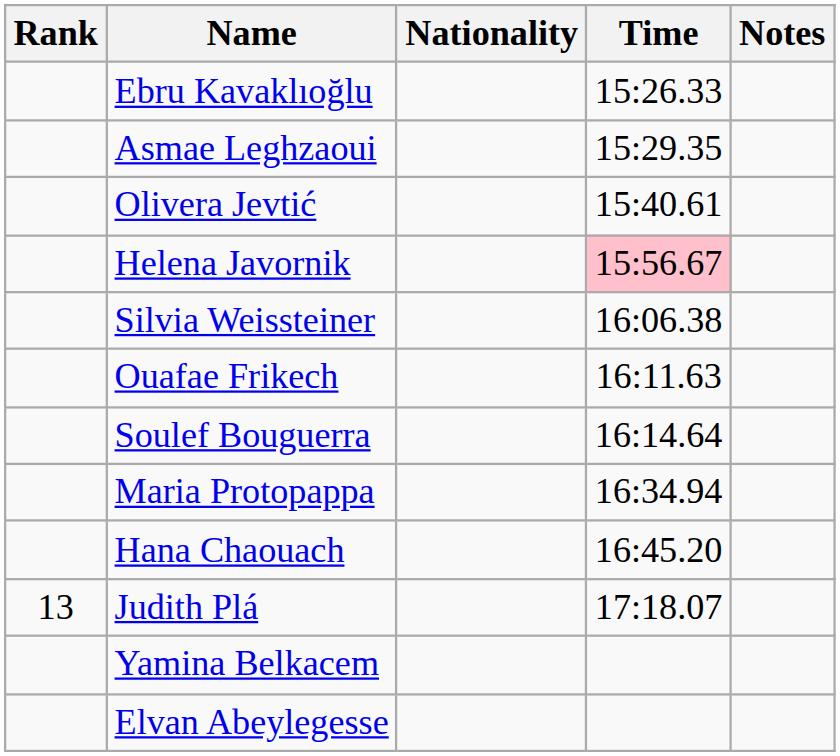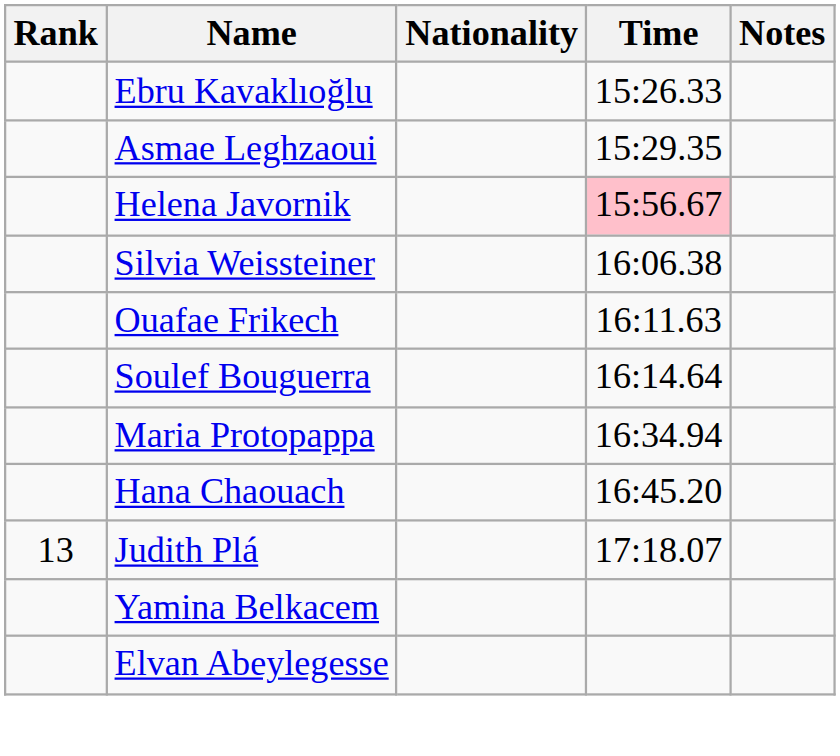- row: (215, 205)
